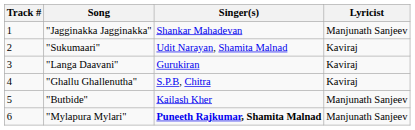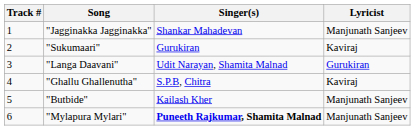(222, 47) Udit Narayan, Shamita Malnad -> (178, 47) Gurukiran
(178, 65) Gurukiran -> (222, 65) Udit Narayan, Shamita Malnad
(342, 65) Kaviraj -> (348, 65) Gurukiran
